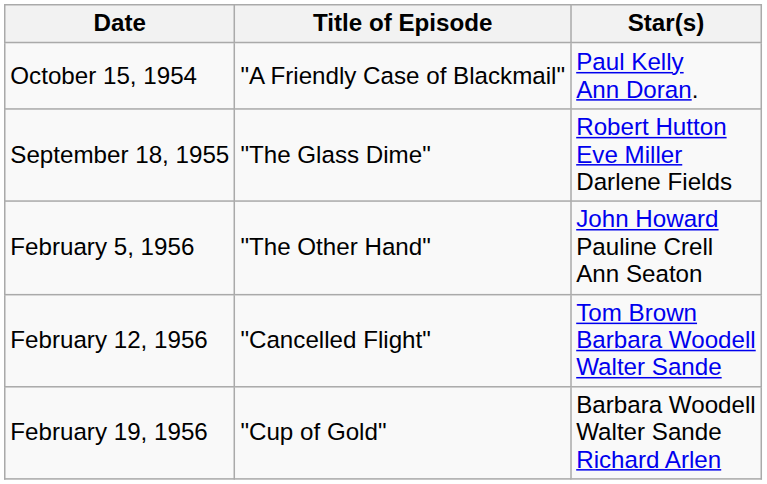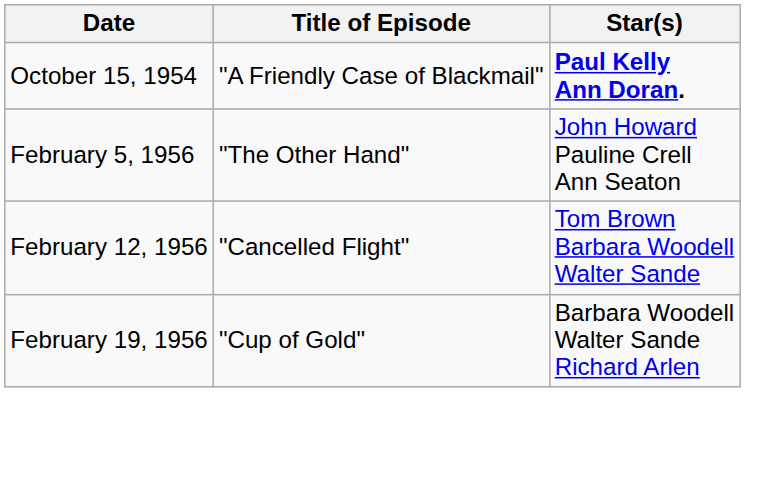(637, 75) normal -> (620, 75) bold
- row: (120, 154)
